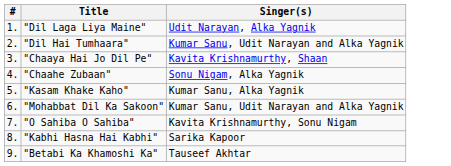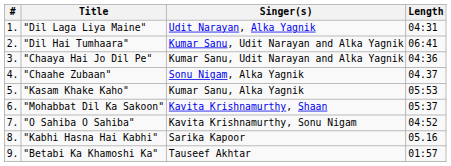+ column: (426, 13)
(248, 60) Kavita Krishnamurthy, Shaan -> (286, 60) Kumar Sanu, Udit Narayan and Alka Yagnik
(286, 107) Kumar Sanu, Udit Narayan and Alka Yagnik -> (248, 107) Kavita Krishnamurthy, Shaan
